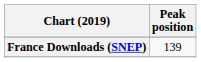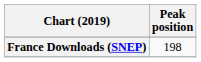(173, 47) 139 -> (173, 47) 198
